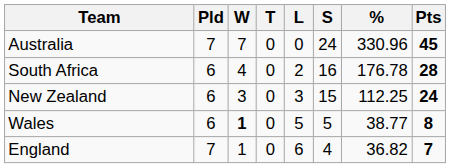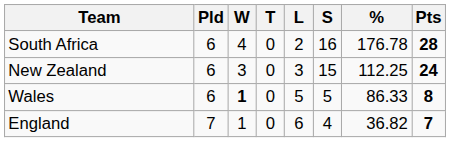- row: (41, 44)
(387, 123) 38.77 -> (387, 96) 86.33
